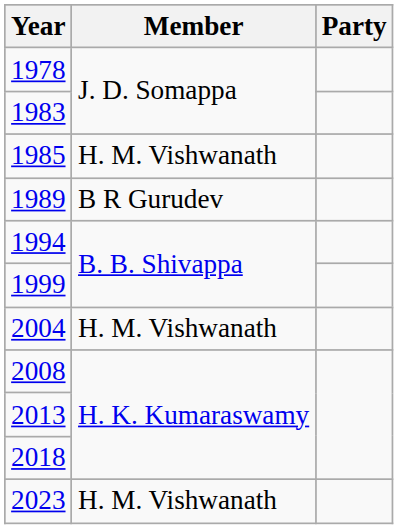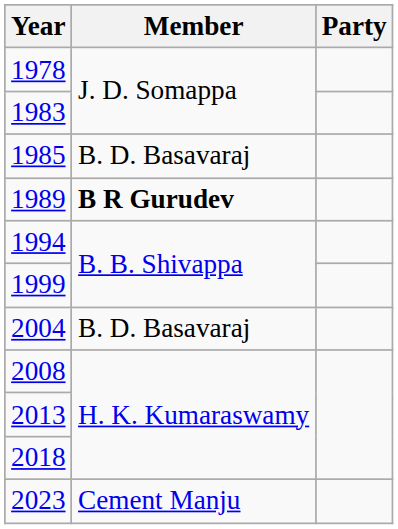(177, 155) H. M. Vishwanath -> (164, 155) B. D. Basavaraj
(151, 198) normal -> (156, 198) bold
(177, 328) H. M. Vishwanath -> (164, 328) B. D. Basavaraj
(177, 500) H. M. Vishwanath -> (159, 500) Cement Manju
